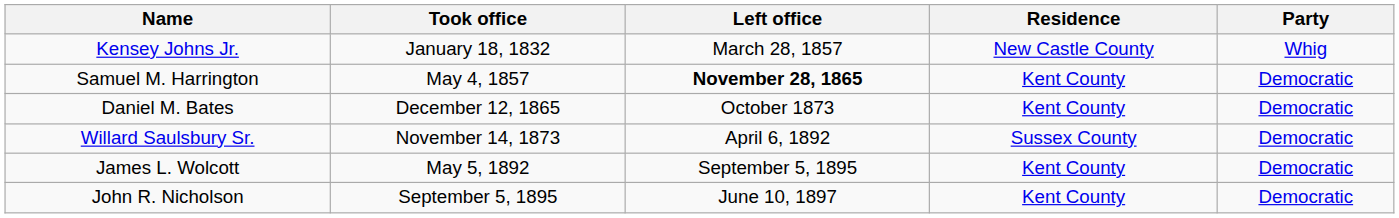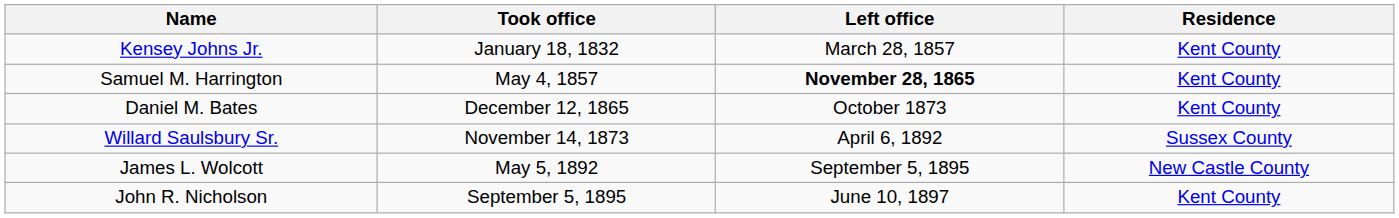- column: (1306, 19)
(1074, 49) New Castle County -> (1229, 49) Kent County
(1074, 167) Kent County -> (1229, 167) New Castle County
